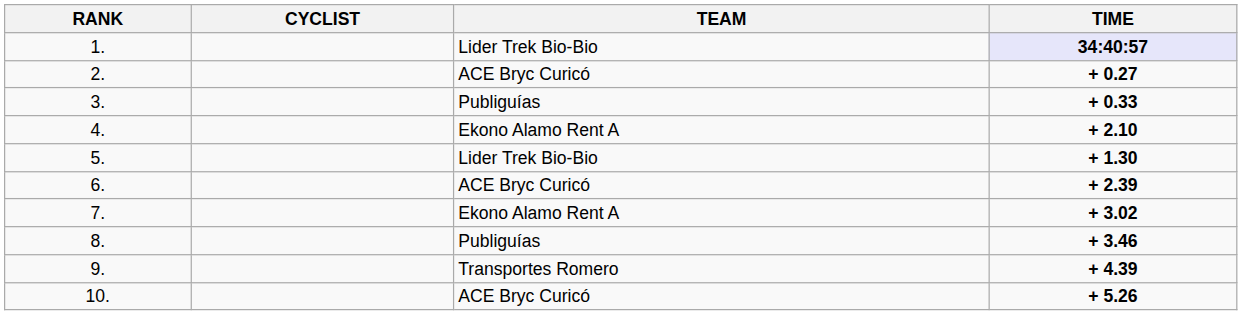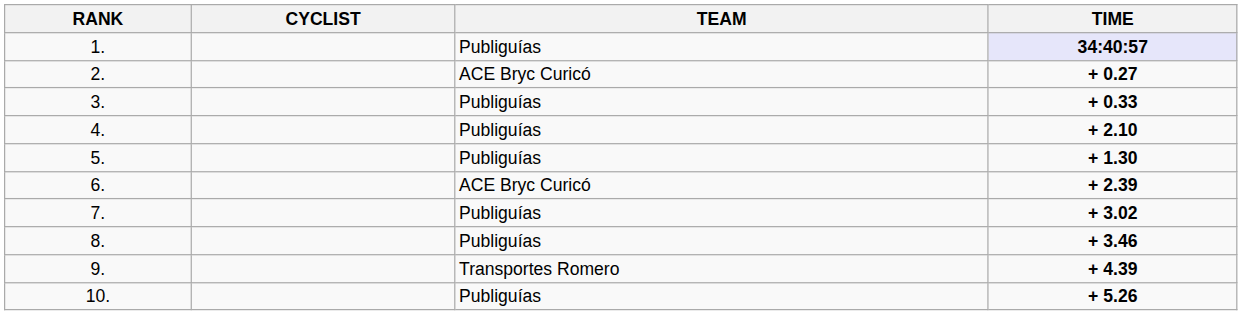(528, 47) Lider Trek Bio-Bio -> (500, 47) Publiguías
(539, 130) Ekono Alamo Rent A -> (500, 130) Publiguías
(528, 158) Lider Trek Bio-Bio -> (500, 158) Publiguías
(539, 213) Ekono Alamo Rent A -> (500, 213) Publiguías
(524, 296) ACE Bryc Curicó -> (500, 296) Publiguías
